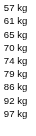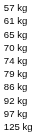+ row: (18, 127)
